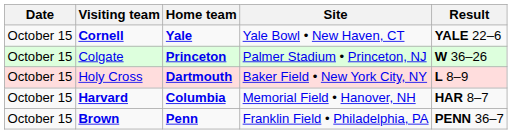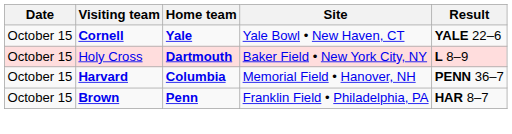- row: (101, 56)
(462, 98) HAR 8–7 -> (469, 77) PENN 36–7
(469, 118) PENN 36–7 -> (462, 98) HAR 8–7
